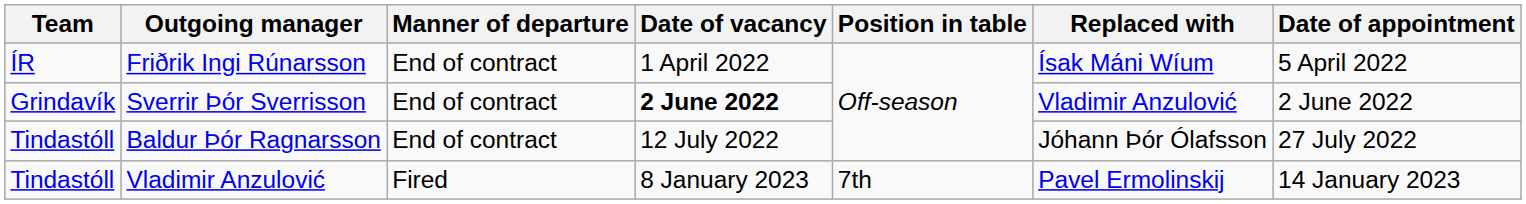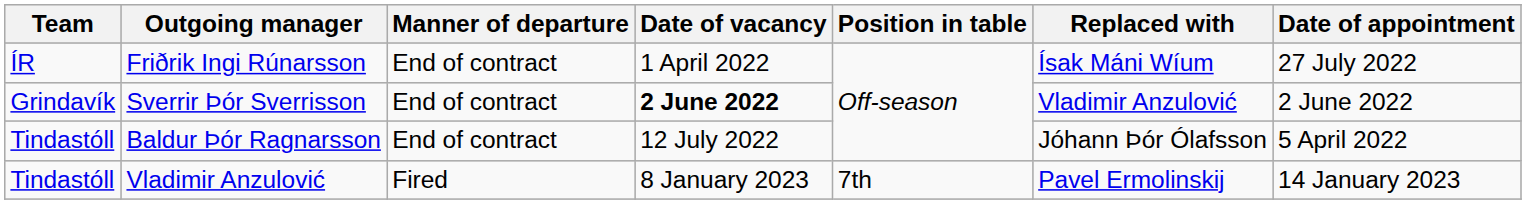(1343, 62) 5 April 2022 -> (1347, 62) 27 July 2022
(1347, 140) 27 July 2022 -> (1343, 140) 5 April 2022
